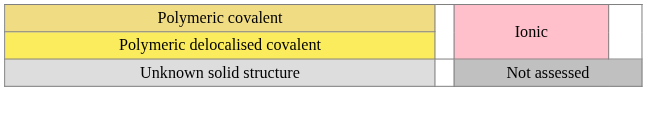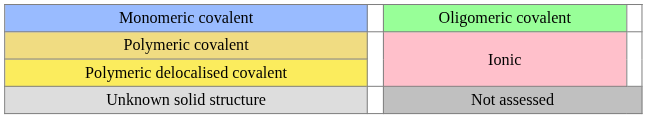+ row: (186, 18)
